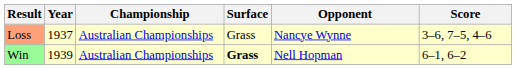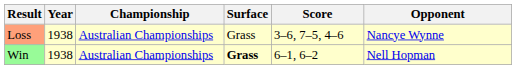columns swapped: (345, 14) <-> (465, 14)
(60, 34) 1937 -> (60, 34) 1938
(60, 54) 1939 -> (60, 54) 1938
